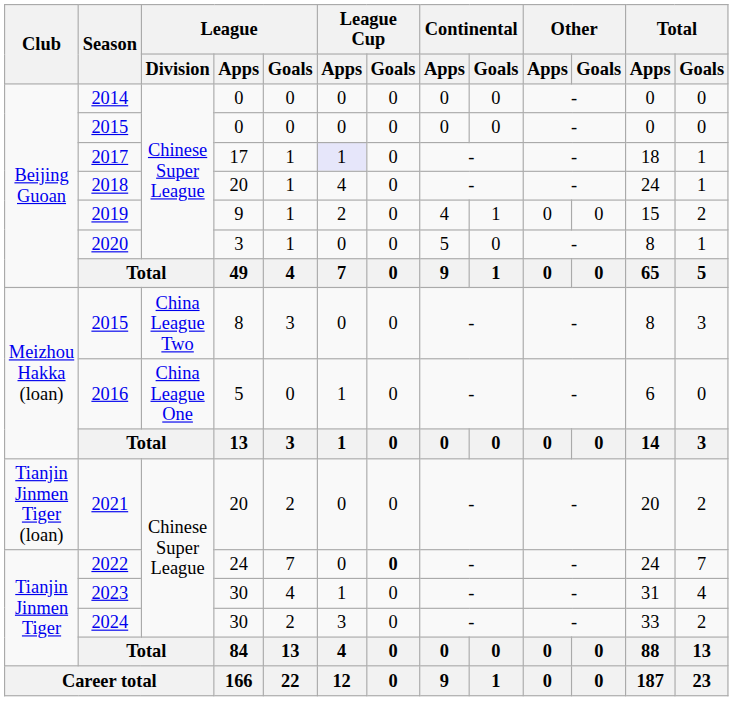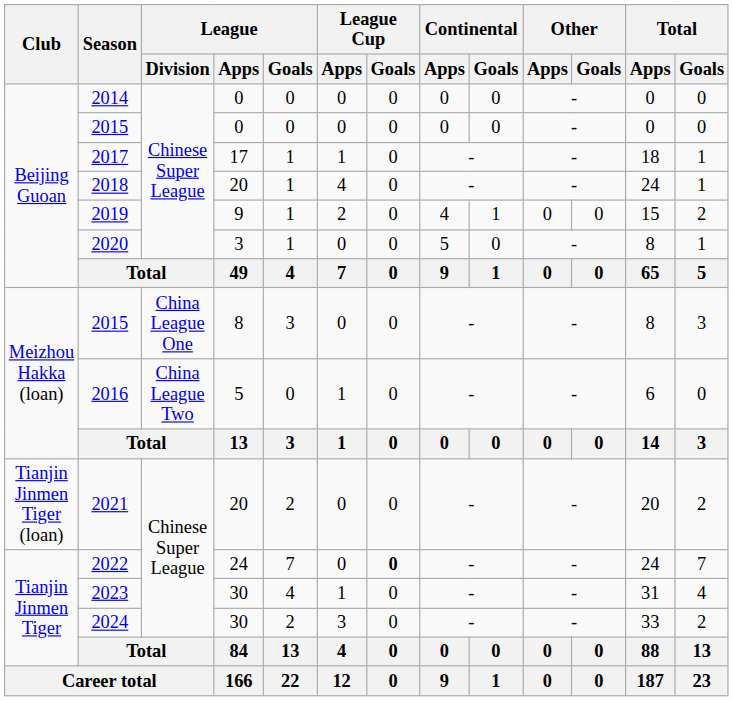(342, 156) lavender background -> (342, 156) no background
(178, 323) China League Two -> (178, 323) China League One
(178, 393) China League One -> (178, 393) China League Two
